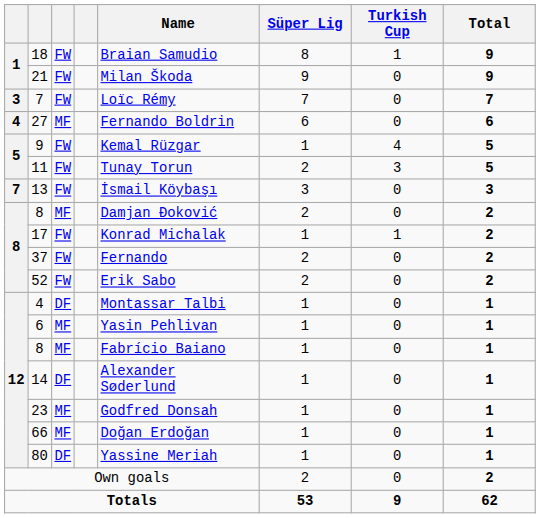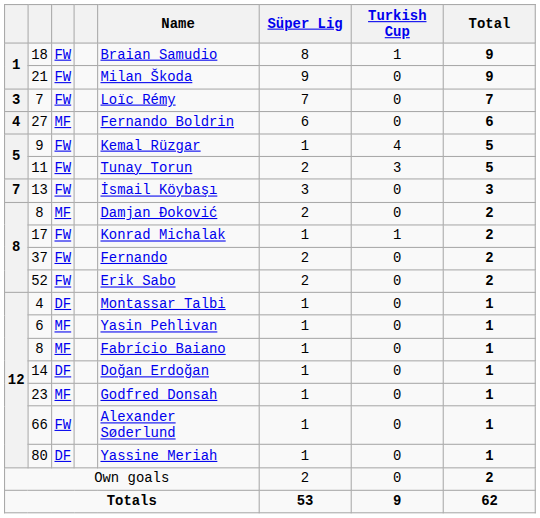(138, 380) Alexander Søderlund -> (155, 372) Doğan Erdoğan
(63, 433) MF -> (63, 425) FW
(155, 433) Doğan Erdoğan -> (138, 425) Alexander Søderlund
